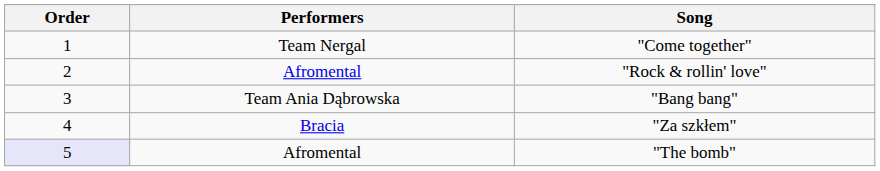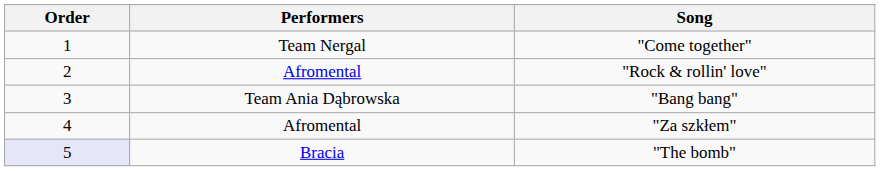(322, 125) Bracia -> (322, 125) Afromental
(322, 152) Afromental -> (322, 152) Bracia
